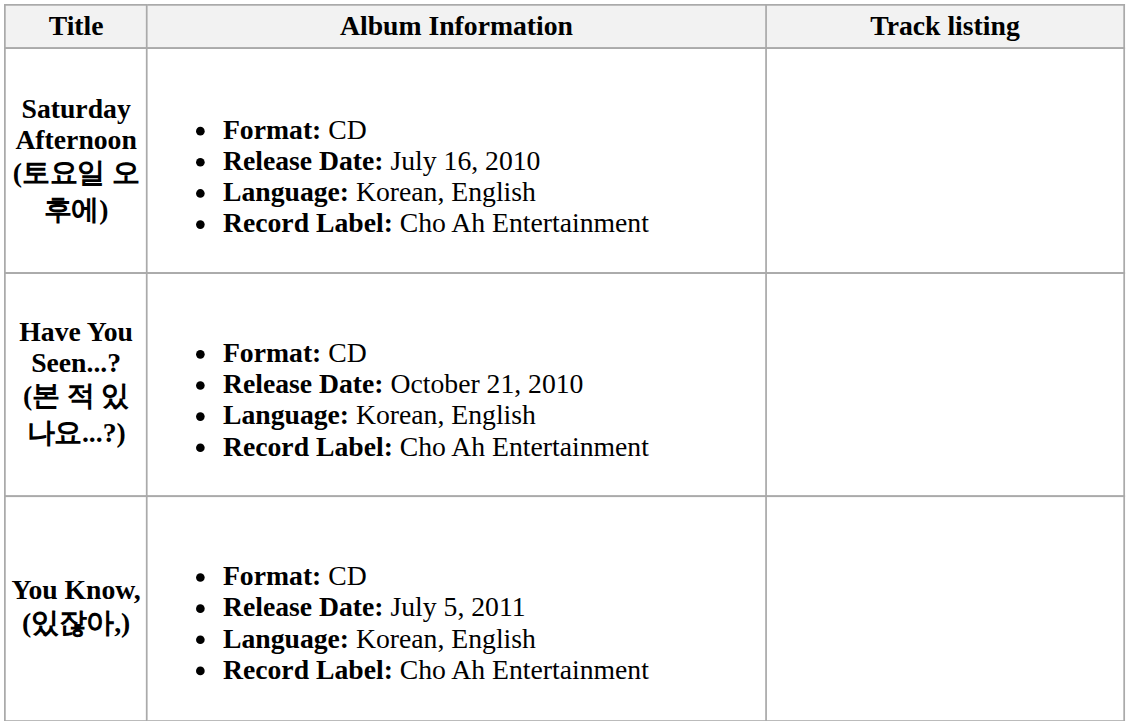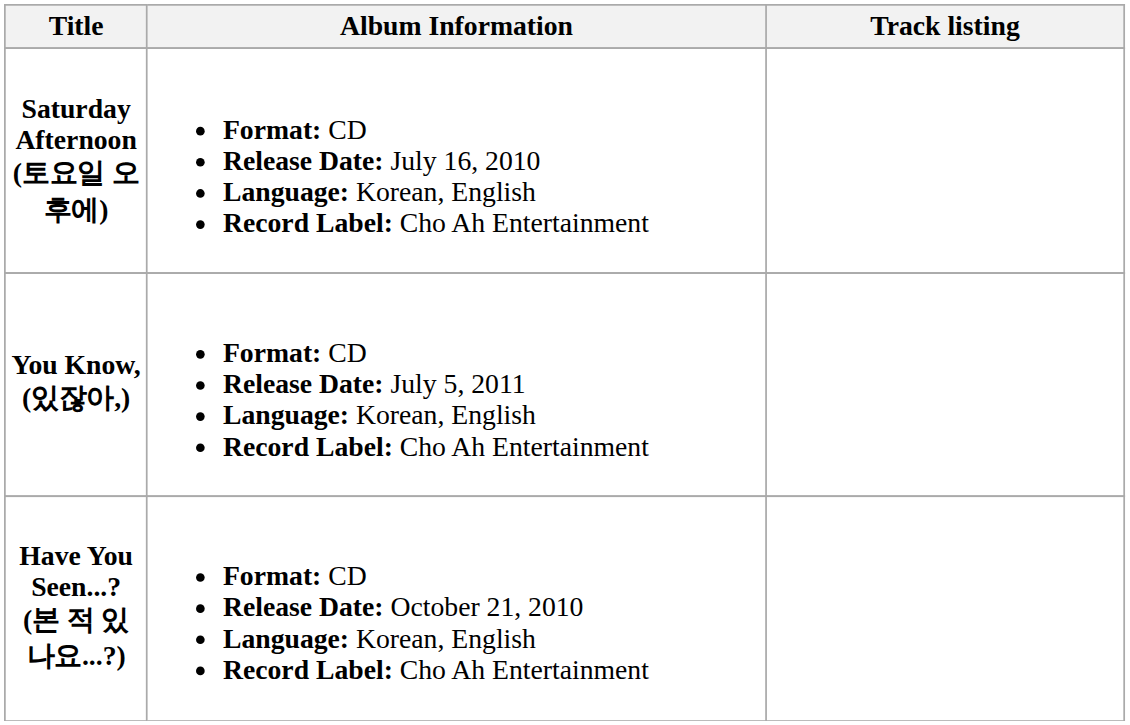rows swapped: (76, 382) <-> (76, 606)
